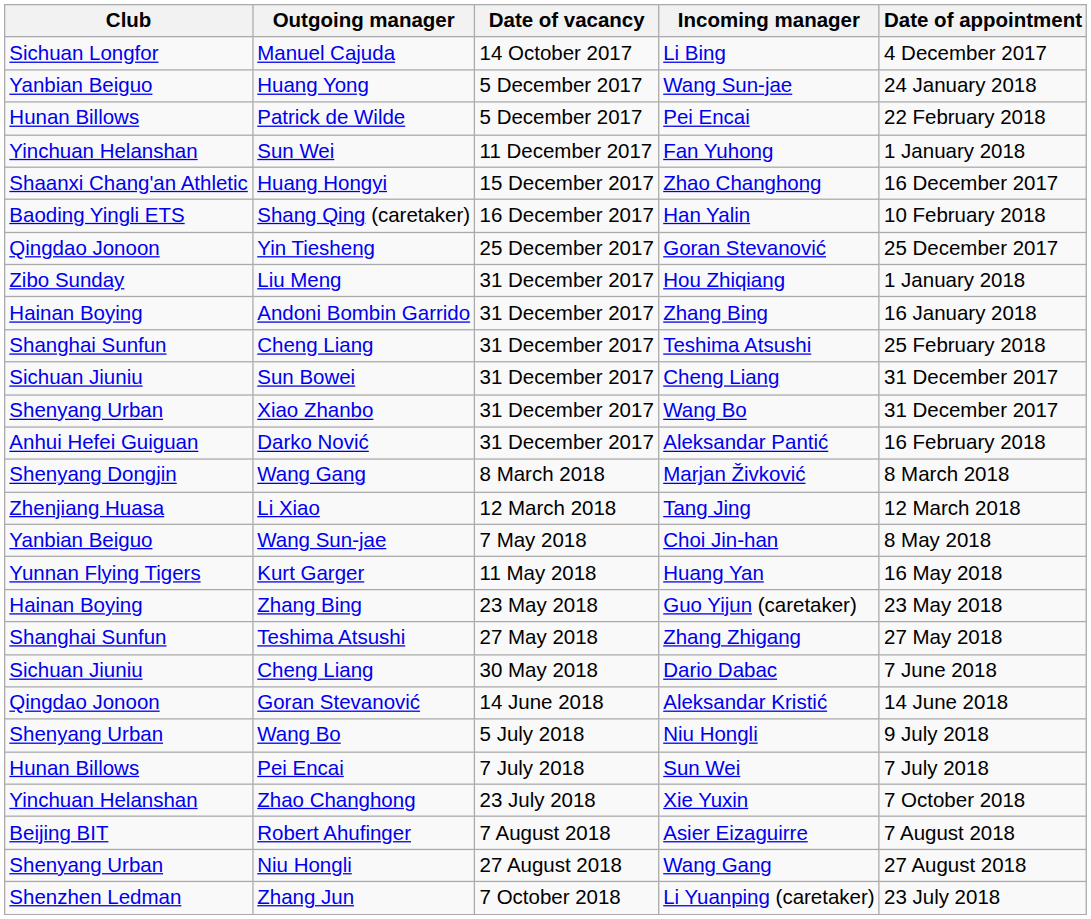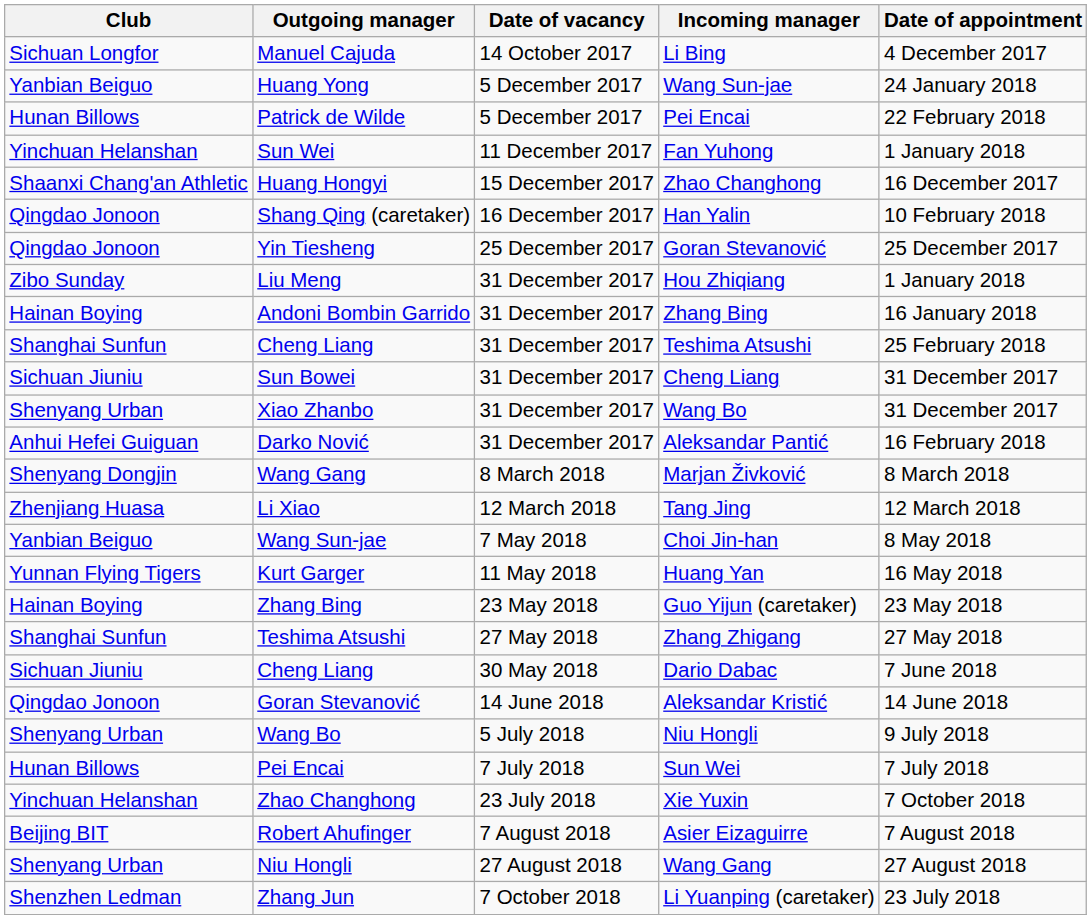(97, 215) Baoding Yingli ETS -> (85, 215) Qingdao Jonoon
